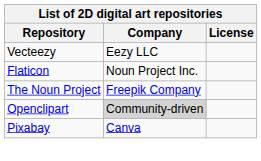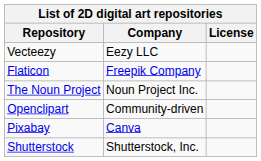(152, 71) Noun Project Inc. -> (153, 71) Freepik Company
(153, 90) Freepik Company -> (152, 90) Noun Project Inc.
(155, 109) lightgrey background -> (155, 109) no background
+ row: (40, 147)
